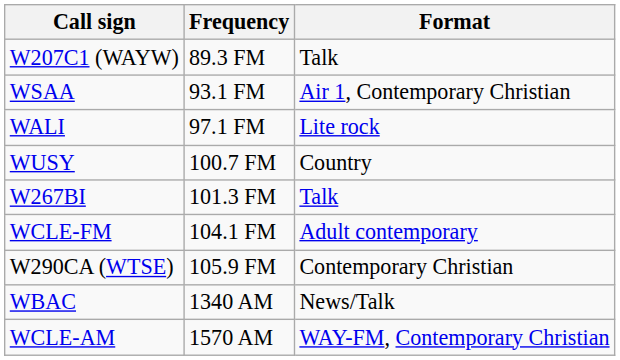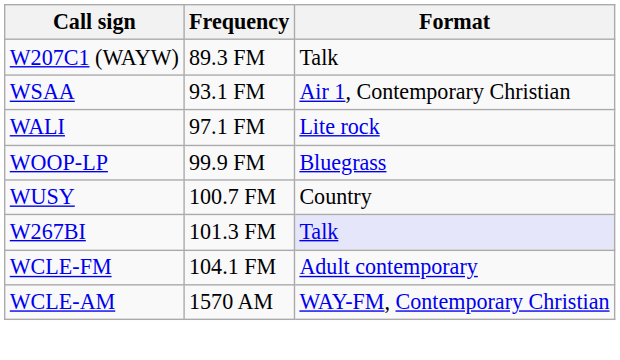+ row: (59, 162)
(319, 197) no background -> (319, 232) lavender background
- row: (92, 267)
- row: (43, 302)
